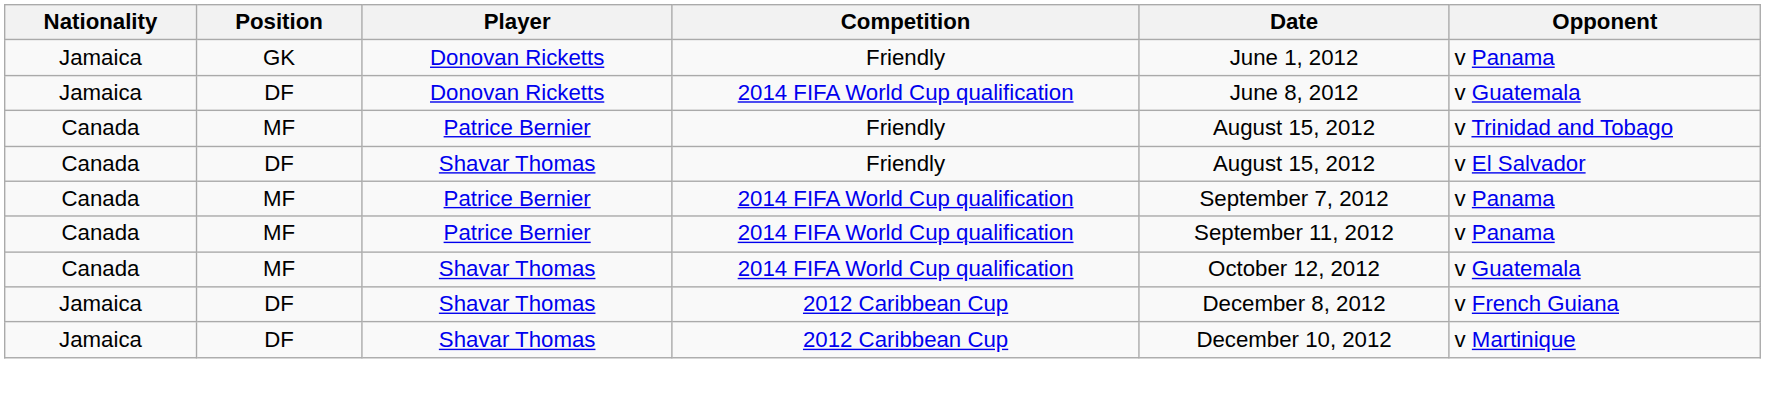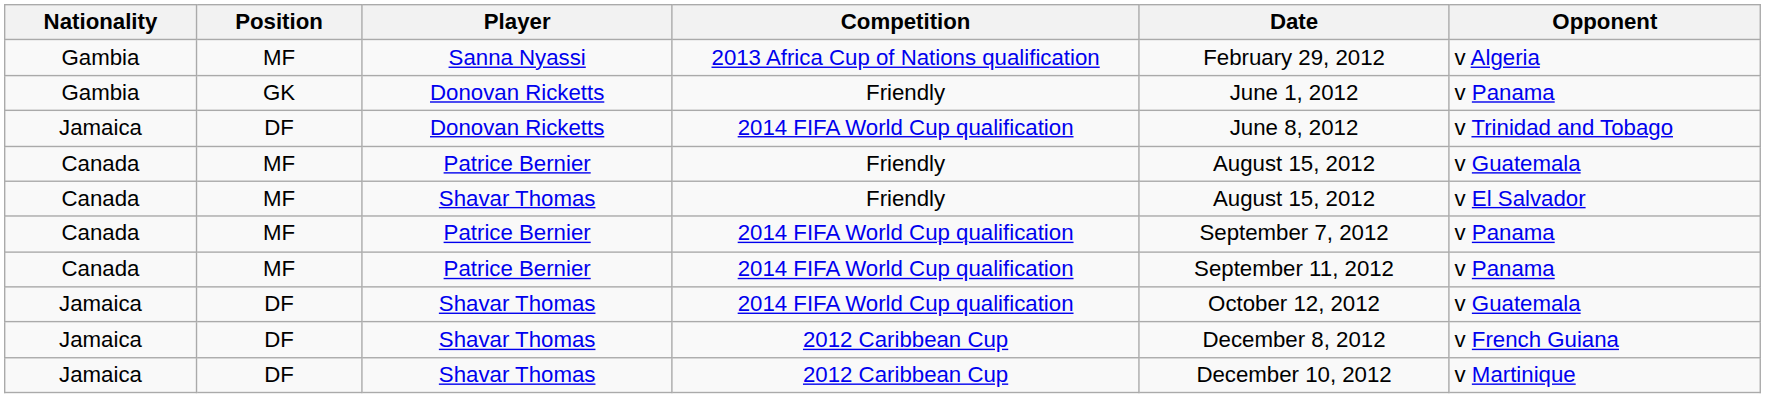+ row: (517, 57)
(100, 57) Jamaica -> (100, 92) Gambia
(1518, 92) v Guatemala -> (1564, 127) v Trinidad and Tobago
(1564, 127) v Trinidad and Tobago -> (1518, 163) v Guatemala
(279, 163) DF -> (279, 198) MF
(100, 269) Canada -> (100, 304) Jamaica
(279, 269) MF -> (279, 304) DF
